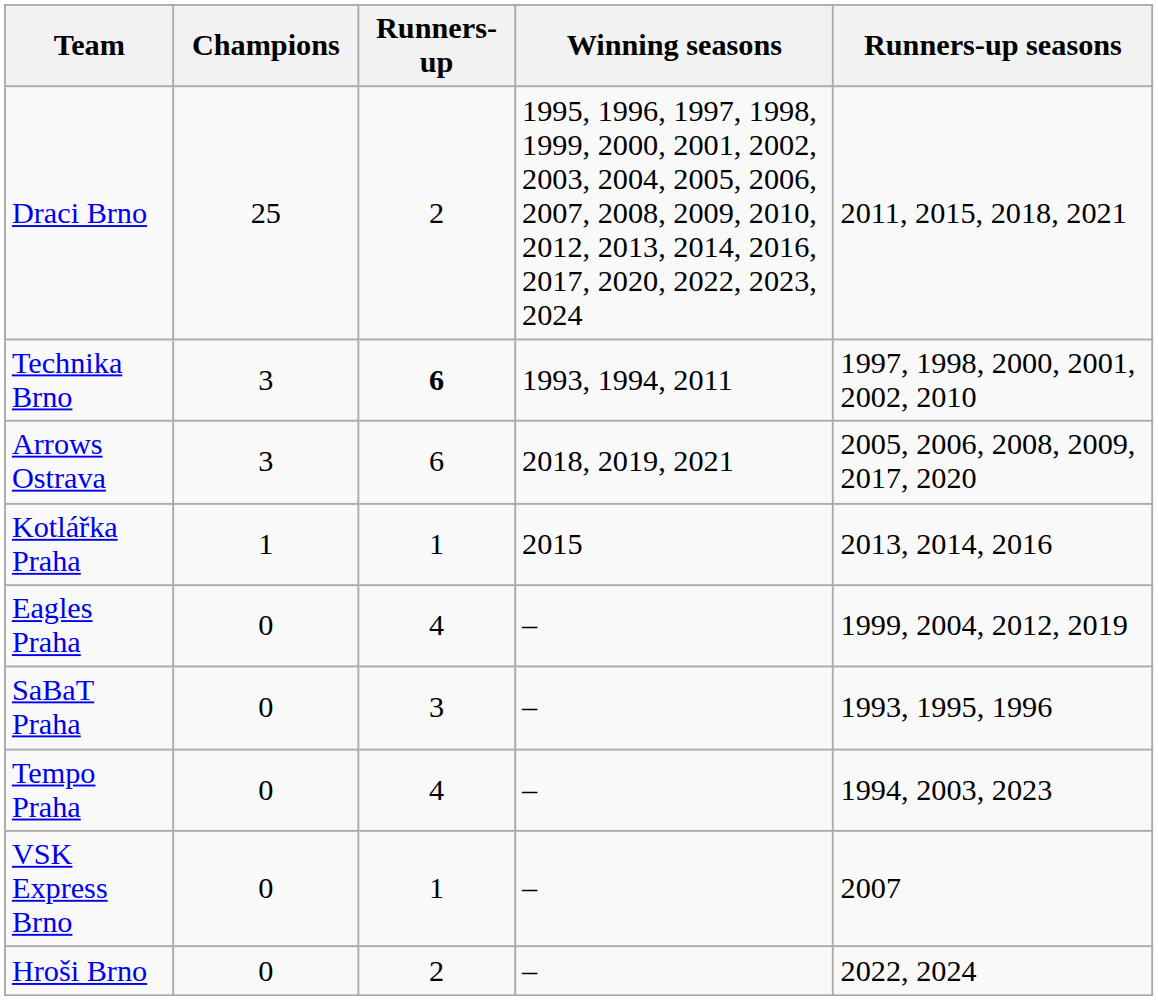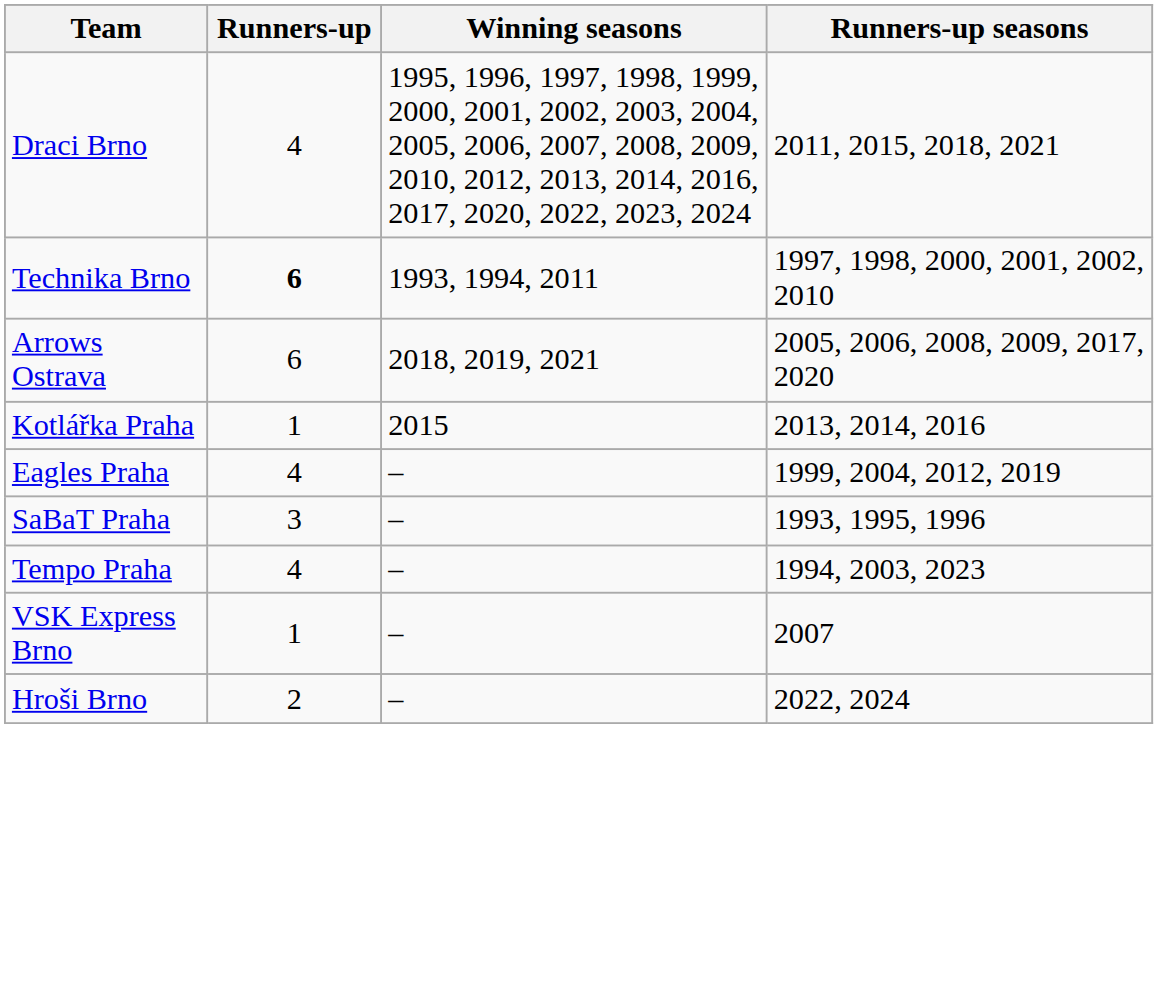- column: (266, 45)
(436, 212) 2 -> (294, 144) 4
